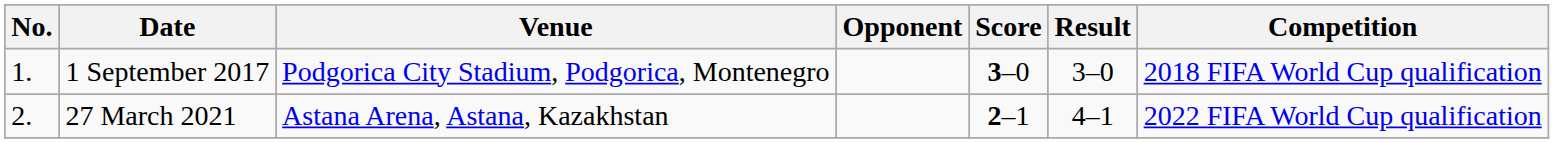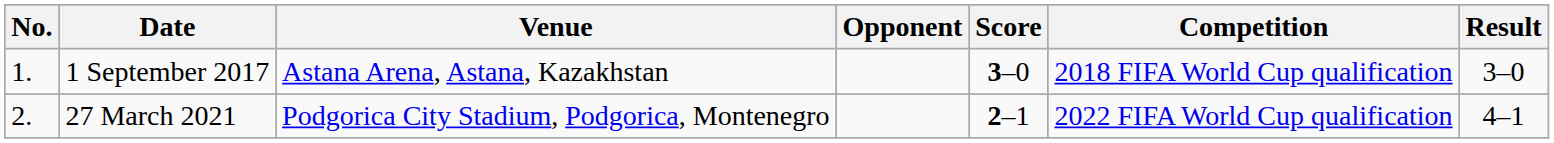columns swapped: (1093, 26) <-> (1343, 26)
(556, 71) Podgorica City Stadium, Podgorica, Montenegro -> (475, 71) Astana Arena, Astana, Kazakhstan
(475, 115) Astana Arena, Astana, Kazakhstan -> (556, 115) Podgorica City Stadium, Podgorica, Montenegro
